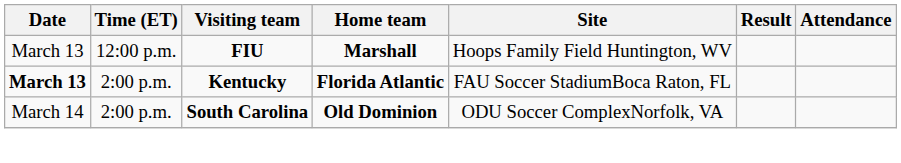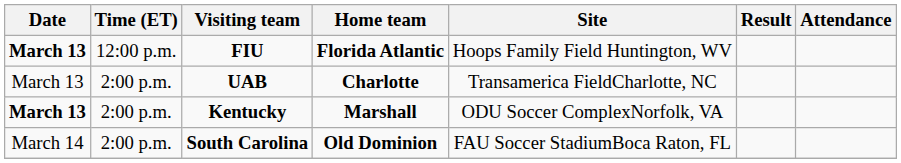(47, 50) normal -> (47, 50) bold
(380, 50) Marshall -> (380, 50) Florida Atlantic
+ row: (247, 81)
(380, 81) Florida Atlantic -> (380, 112) Marshall
(592, 81) FAU Soccer StadiumBoca Raton, FL -> (592, 112) ODU Soccer ComplexNorfolk, VA
(592, 112) ODU Soccer ComplexNorfolk, VA -> (592, 143) FAU Soccer StadiumBoca Raton, FL
